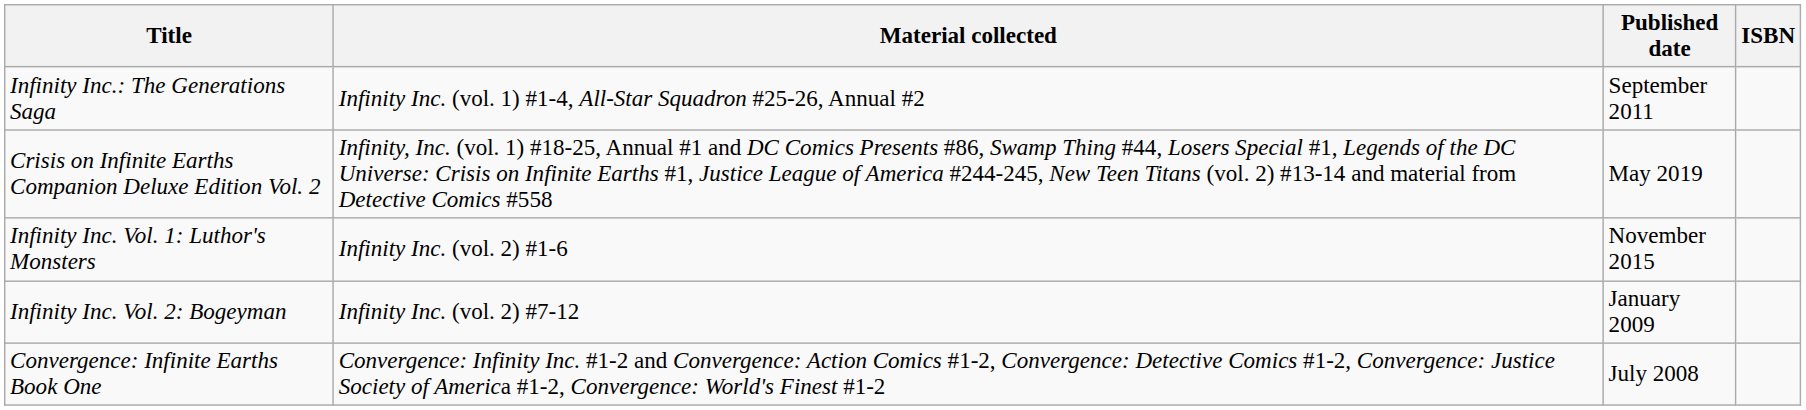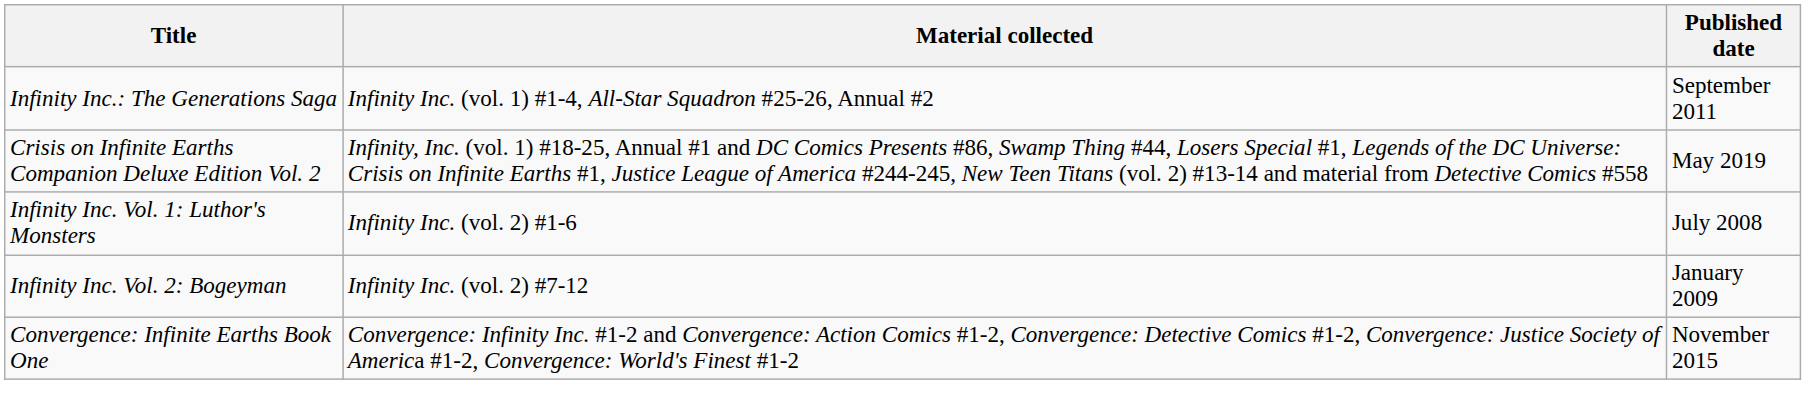- column: (1768, 35)
(1657, 249) November 2015 -> (1717, 223) July 2008
(1654, 373) July 2008 -> (1721, 348) November 2015
